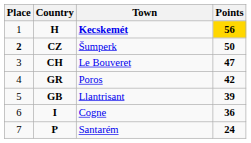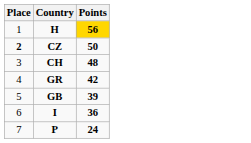- column: (145, 12)
(230, 63) 47 -> (93, 63) 48
